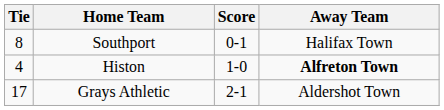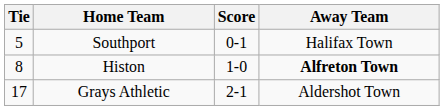(19, 42) 8 -> (19, 42) 5
(19, 67) 4 -> (19, 67) 8
